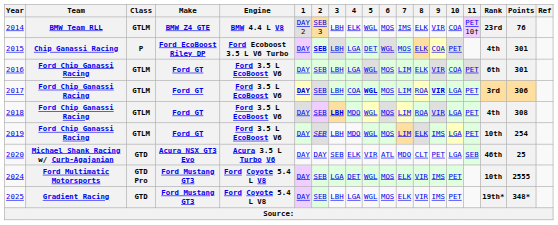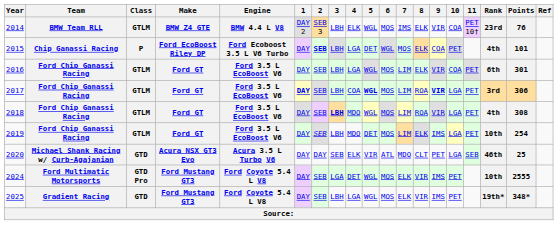(521, 48) 301 -> (521, 48) 101
(371, 133) WGL -> (371, 133) DET
